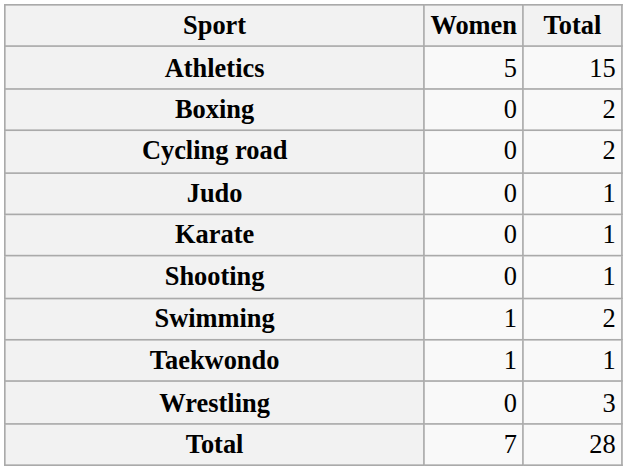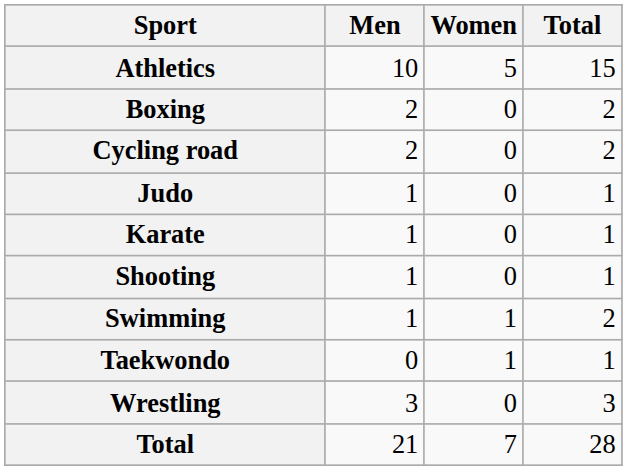+ column: (375, 25)
